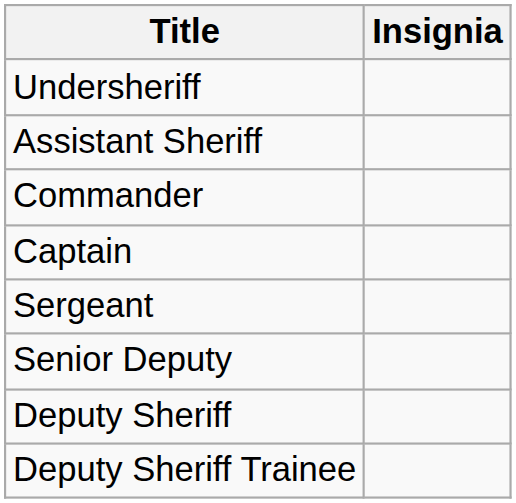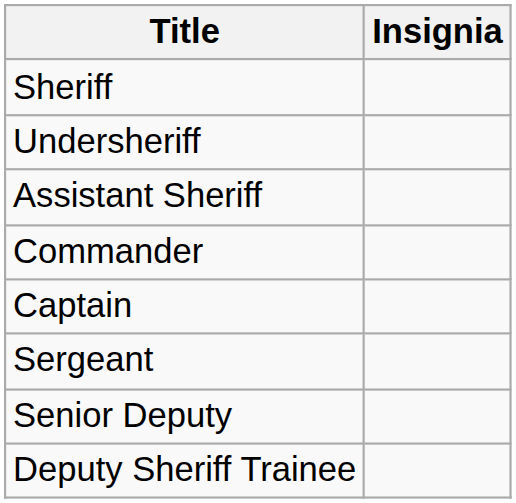+ row: (63, 86)
- row: (122, 415)
